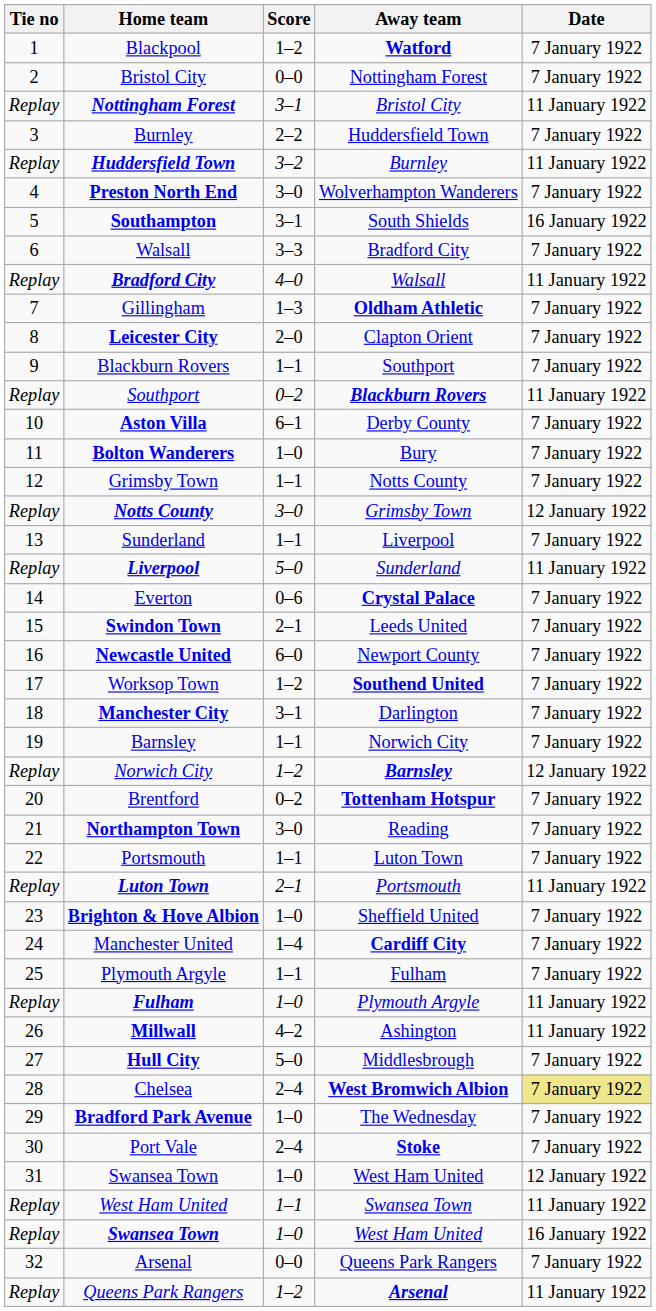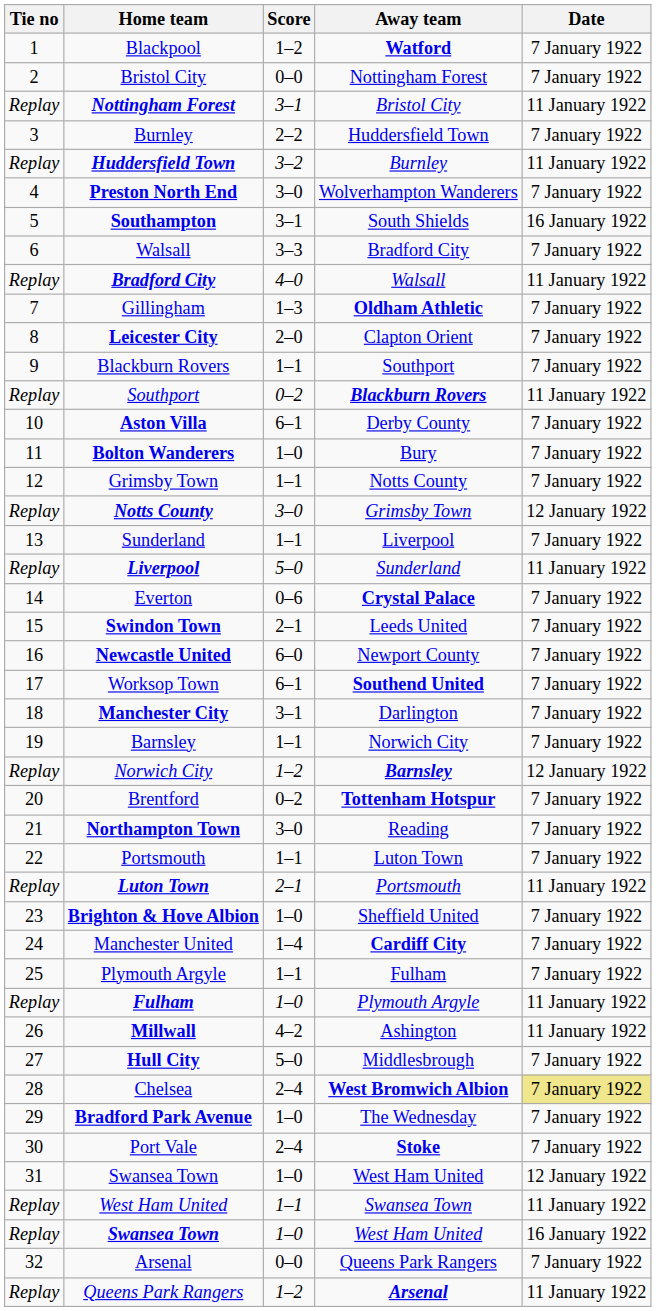(289, 684) 1–2 -> (289, 684) 6–1
